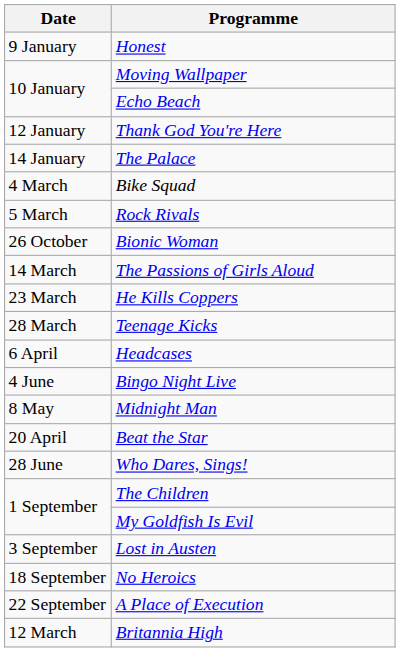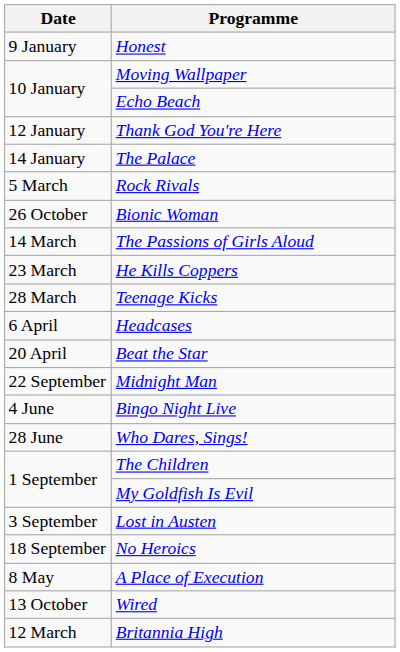- row: (156, 185)
rows swapped: (162, 437) <-> (176, 381)
(31, 409) 8 May -> (57, 381) 22 September
(57, 604) 22 September -> (31, 576) 8 May
+ row: (136, 604)
